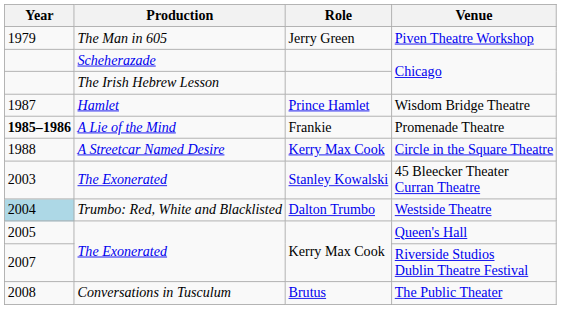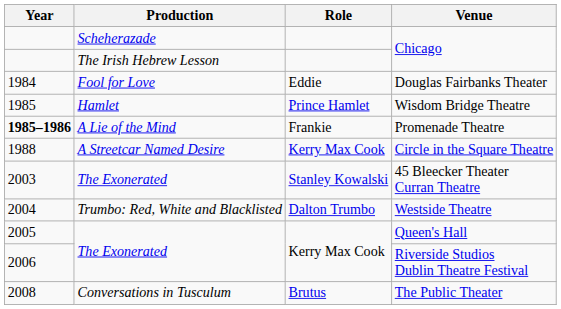- row: (122, 37)
+ row: (116, 82)
(22, 104) 1987 -> (22, 104) 1985
(22, 210) lightblue background -> (22, 210) no background
(22, 262) 2007 -> (22, 262) 2006
